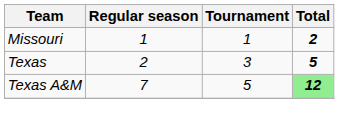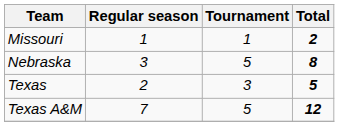+ row: (39, 62)
(313, 86) lightgreen background -> (313, 109) no background
